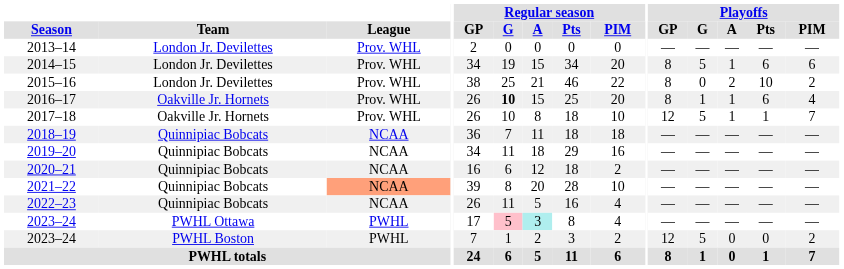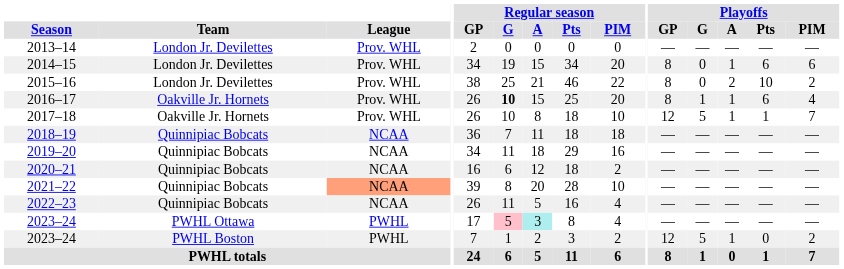(702, 64) 5 -> (702, 64) 0
(732, 238) 0 -> (732, 238) 1
